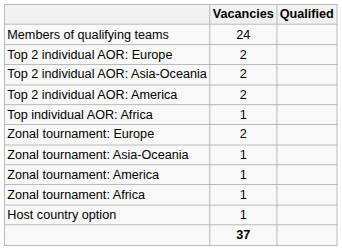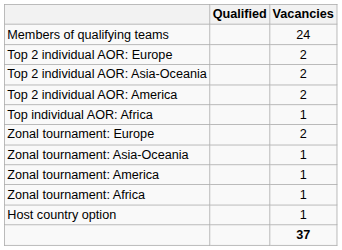columns swapped: (243, 14) <-> (307, 14)
